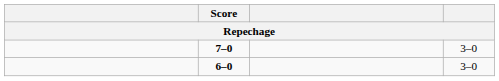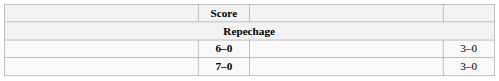rows swapped: (224, 48) <-> (224, 66)
